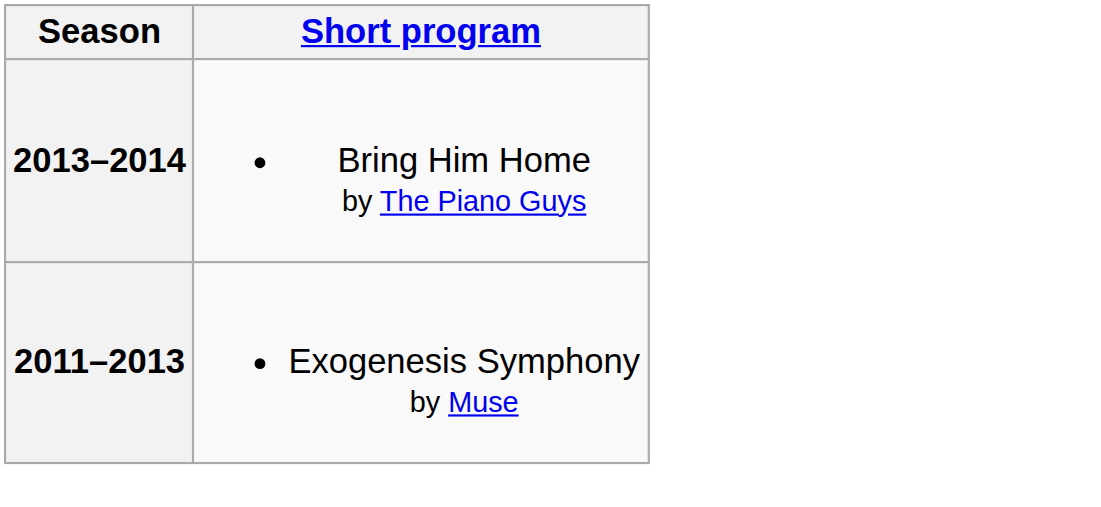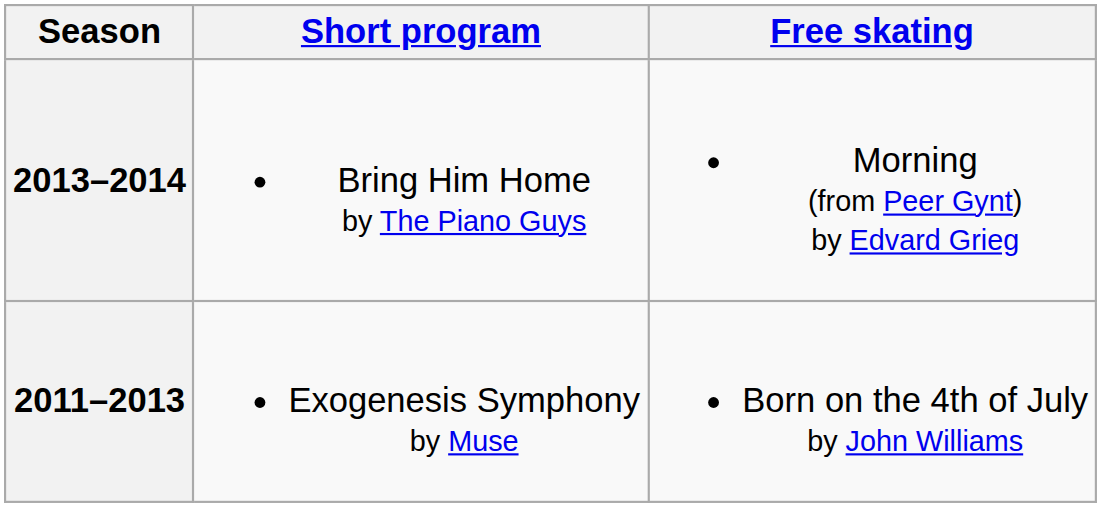+ column: (872, 31)
